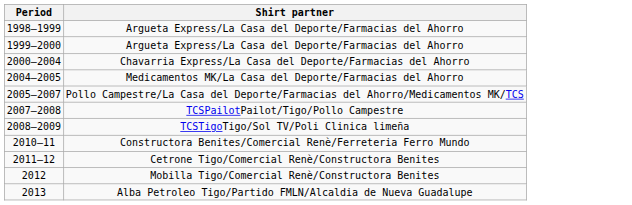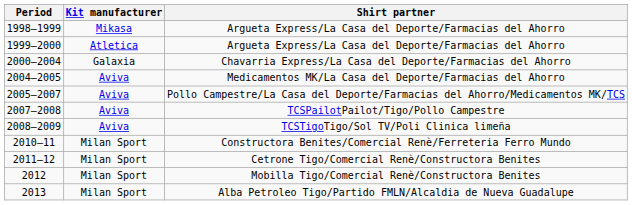+ column: (114, 13)
